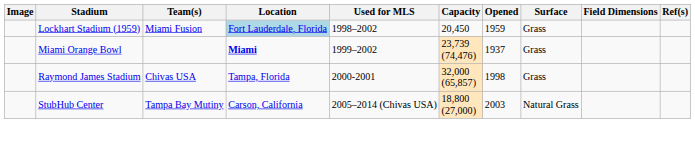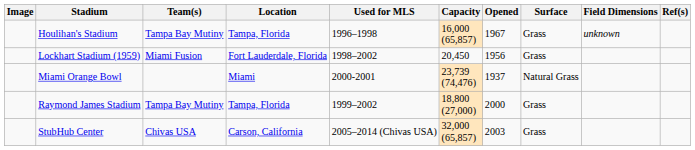+ row: (78, 34)
(278, 28) lightblue background -> (278, 55) no background
(495, 28) 1959 -> (495, 55) 1956
(242, 50) bold -> (242, 77) normal
(354, 50) 1999–2002 -> (353, 77) 2000-2001
(535, 50) Grass -> (551, 77) Natural Grass
(171, 77) Chivas USA -> (184, 104) Tampa Bay Mutiny
(353, 77) 2000-2001 -> (354, 104) 1999–2002
(459, 77) 32,000 (65,857) -> (459, 104) 18,800 (27,000)
(495, 77) 1998 -> (495, 104) 2000
(184, 104) Tampa Bay Mutiny -> (171, 132) Chivas USA
(459, 104) 18,800 (27,000) -> (459, 132) 32,000 (65,857)
(551, 104) Natural Grass -> (535, 132) Grass
